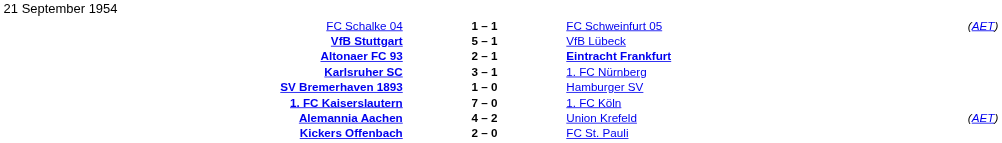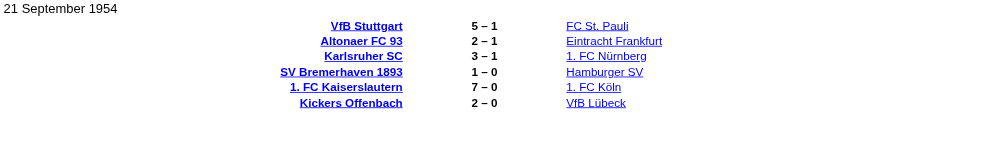- row: (365, 26)
(596, 41) VfB Lübeck -> (597, 26) FC St. Pauli
(619, 56) bold -> (614, 41) normal
- row: (351, 118)
(597, 133) FC St. Pauli -> (596, 102) VfB Lübeck
